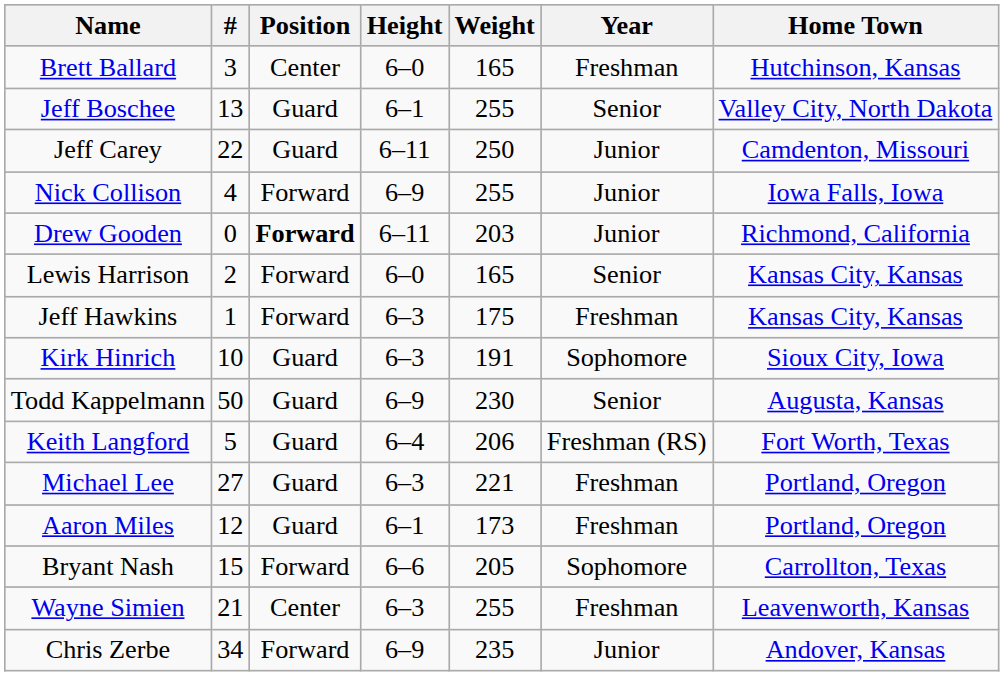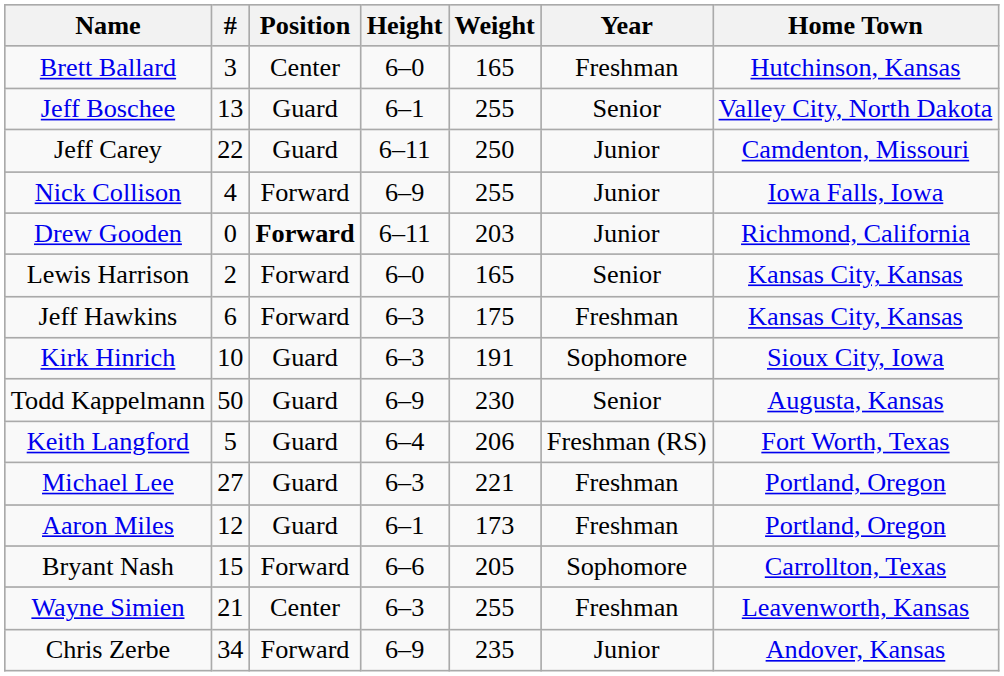(230, 316) 1 -> (230, 316) 6
